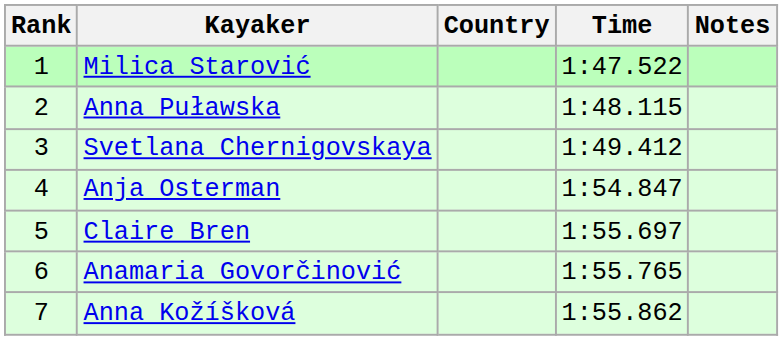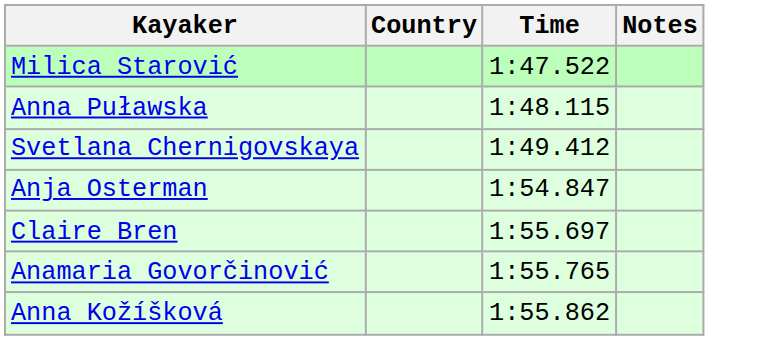- column: (41, 26)
